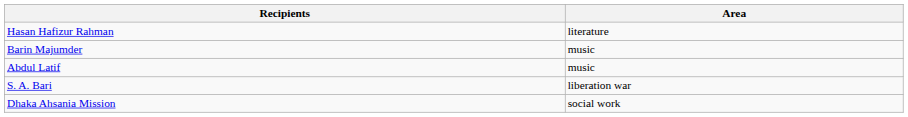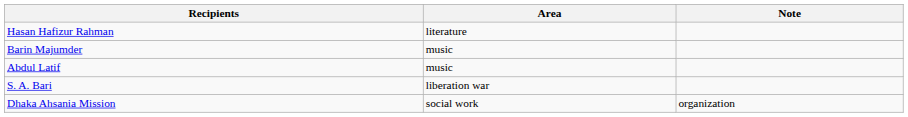+ column: (790, 13)
